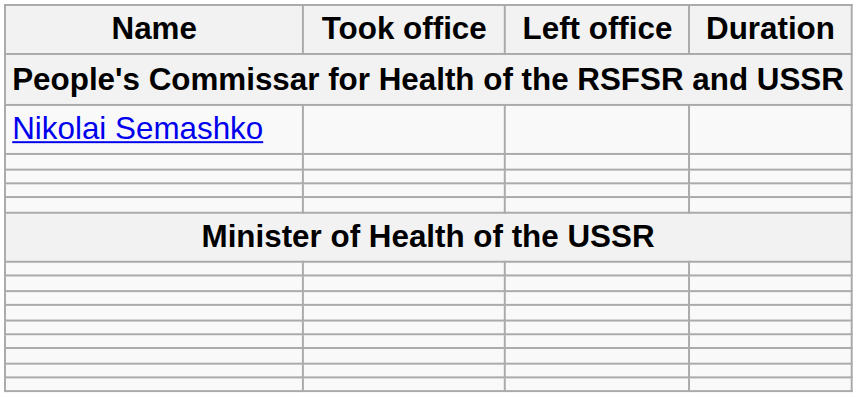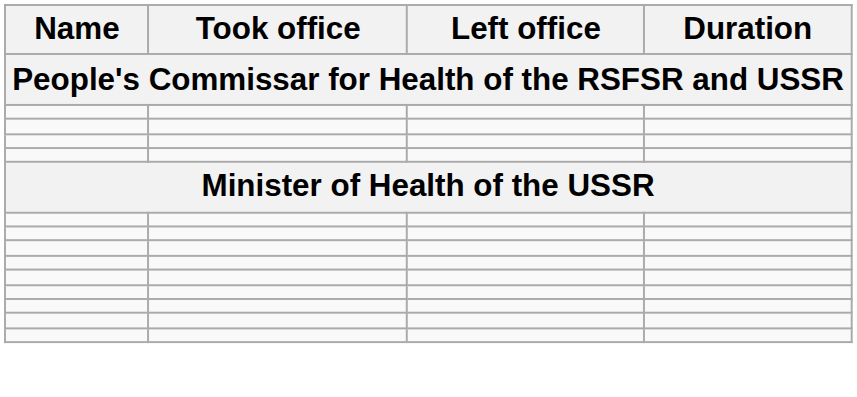- row: (138, 128)
